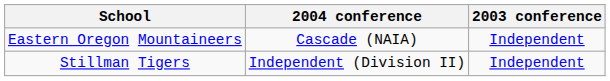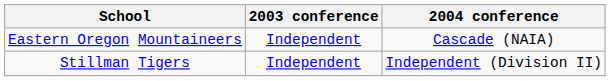columns swapped: (537, 16) <-> (357, 16)
